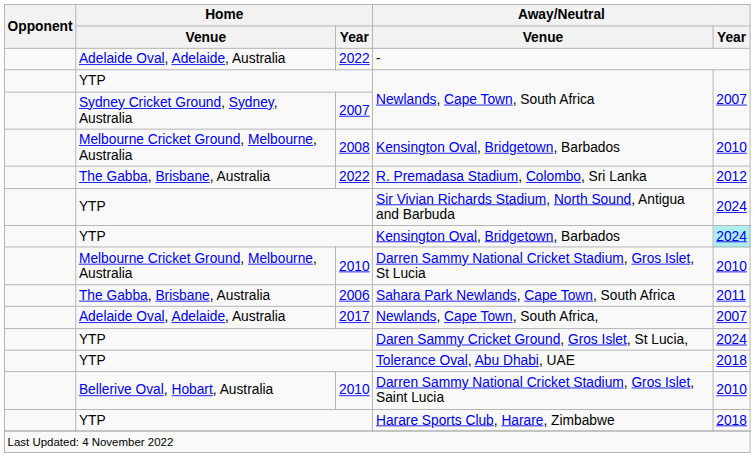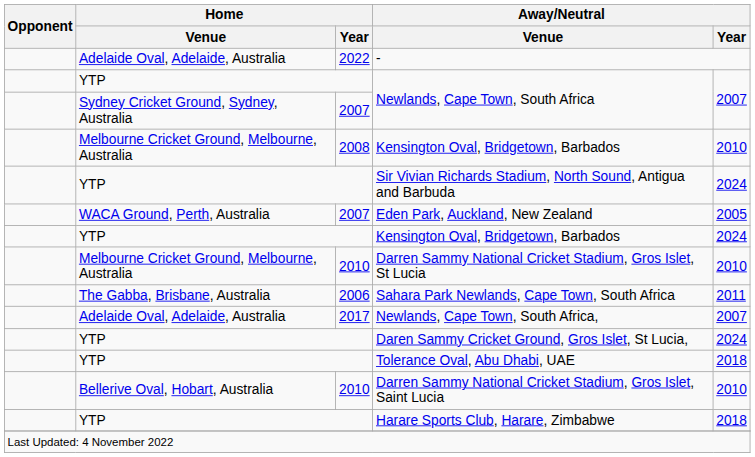- row: (175, 177)
+ row: (174, 214)
(732, 236) paleturquoise background -> (732, 236) no background
